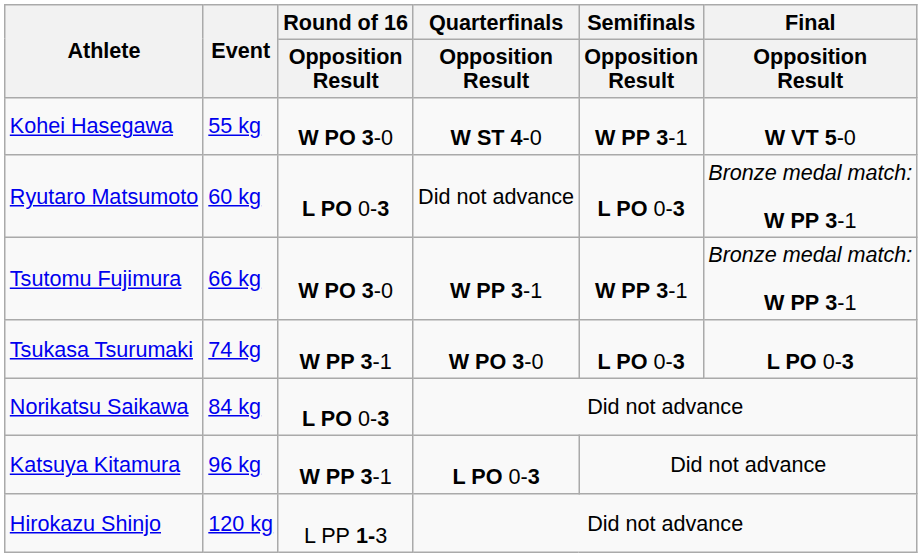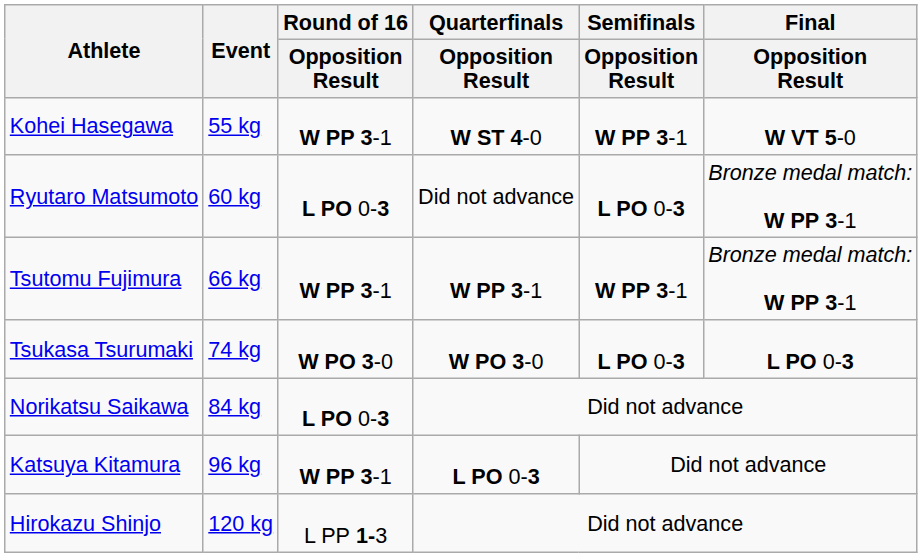(346, 138) W PO 3-0 -> (346, 138) W PP 3-1
(346, 291) W PO 3-0 -> (346, 291) W PP 3-1
(346, 361) W PP 3-1 -> (346, 361) W PO 3-0
